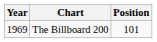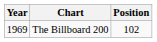(131, 29) 101 -> (131, 29) 102
